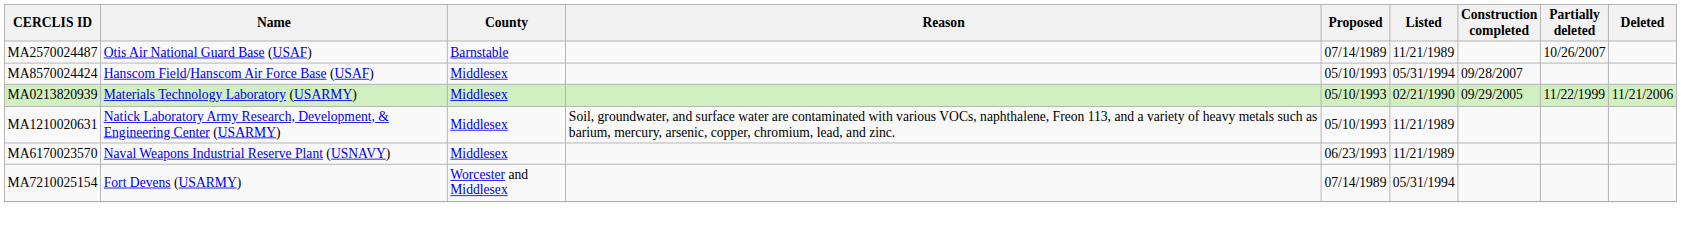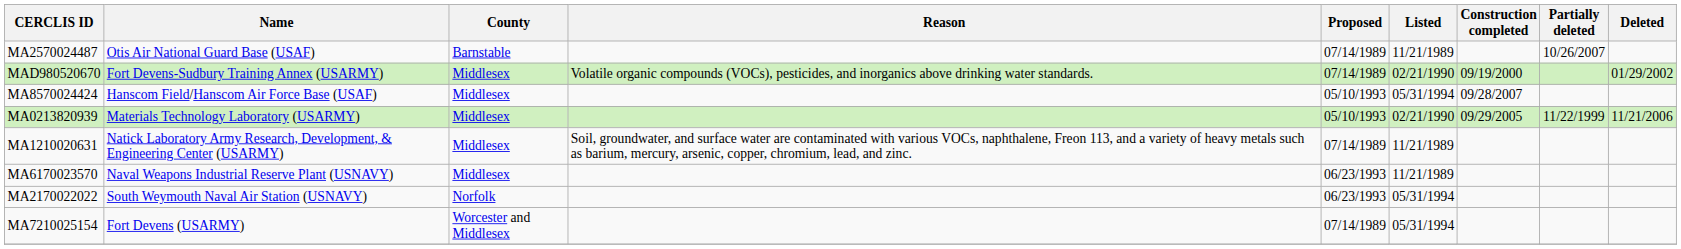+ row: (54, 73)
(1355, 124) 05/10/1993 -> (1355, 146) 07/14/1989
+ row: (53, 196)
